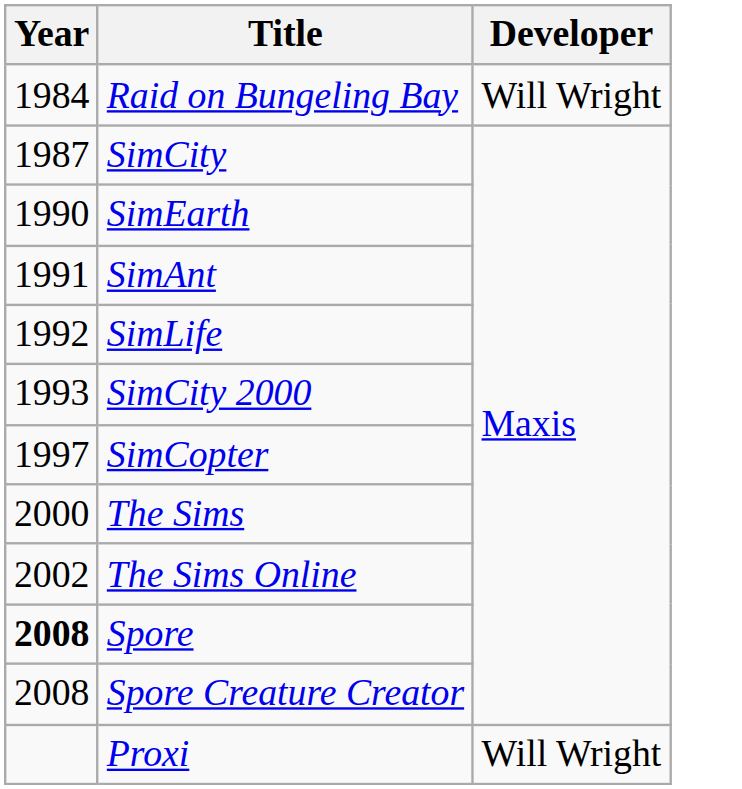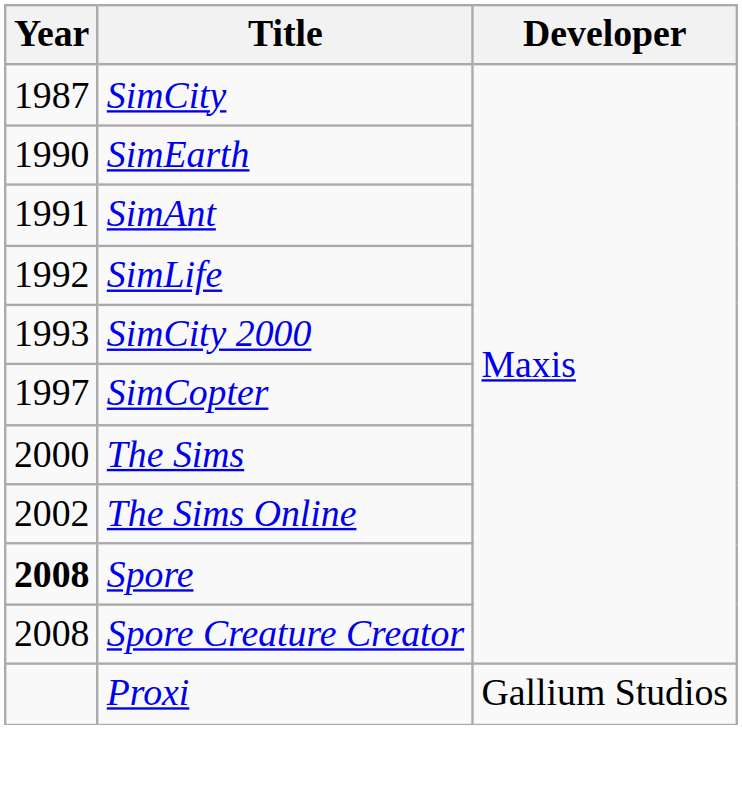- row: (282, 94)
(571, 753) Will Wright -> (605, 693) Gallium Studios
